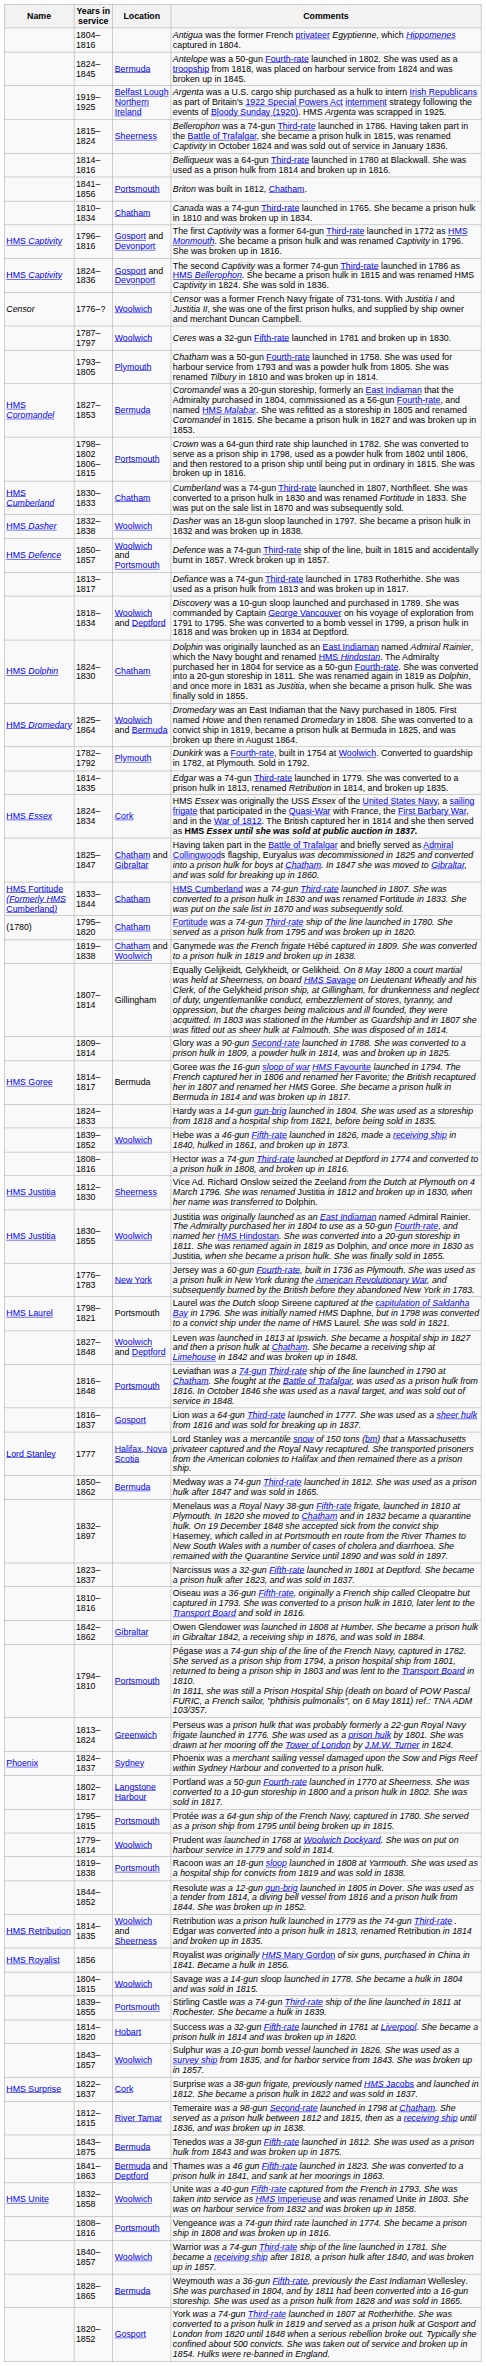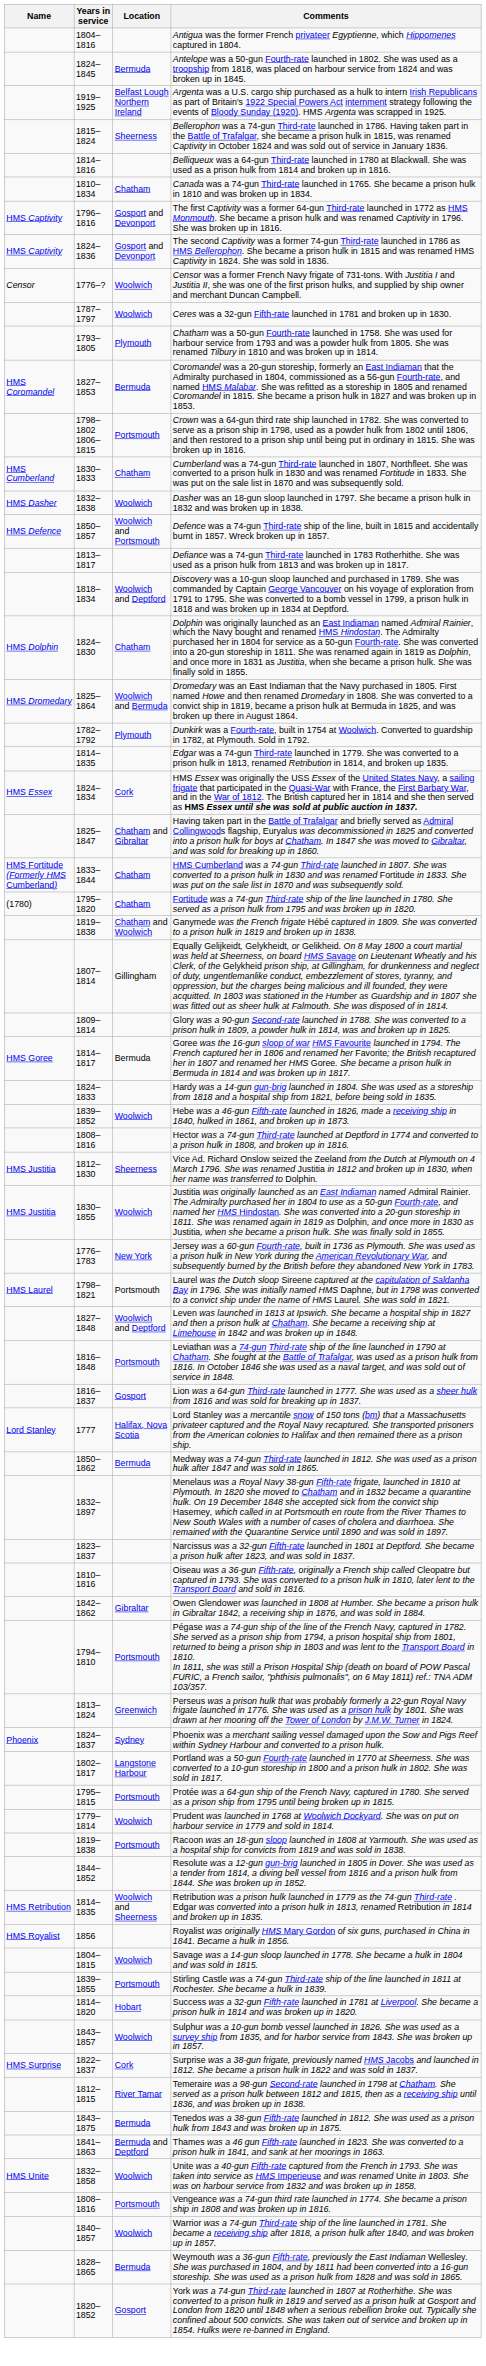- row: (240, 189)
